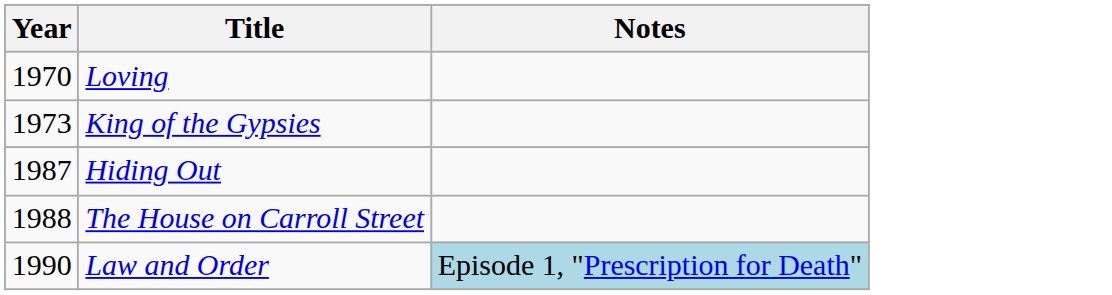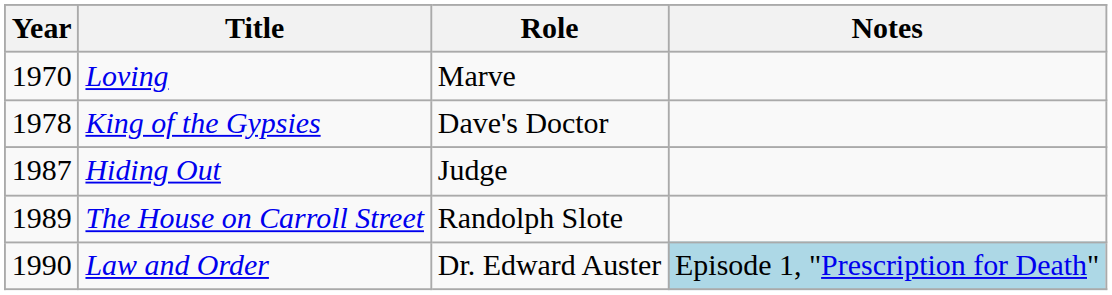+ column: (550, 28)
(42, 123) 1973 -> (42, 123) 1978
(42, 218) 1988 -> (42, 218) 1989
